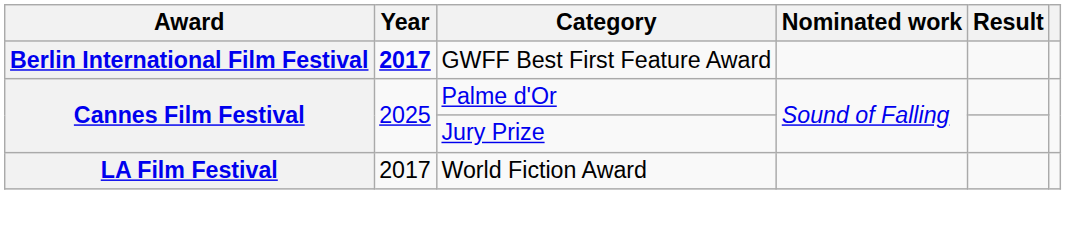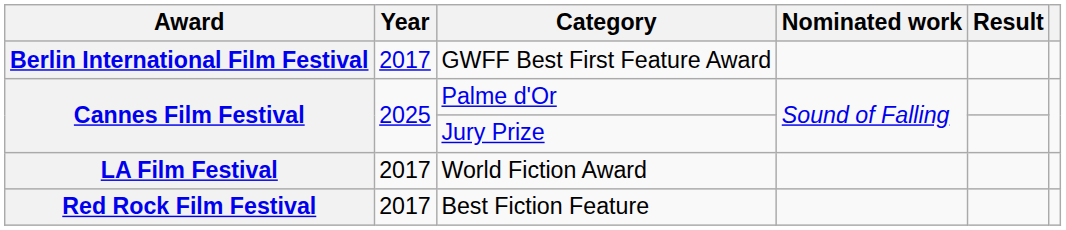(405, 59) bold -> (405, 59) normal
+ row: (545, 206)
